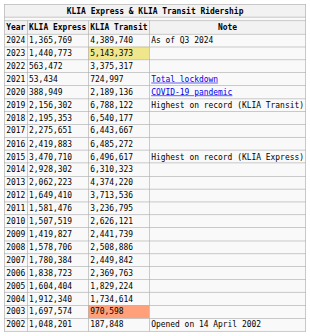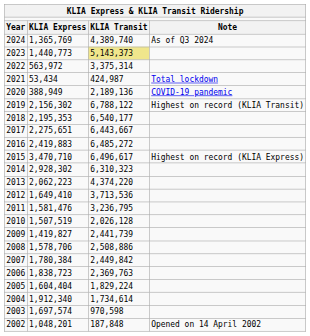(46, 66) 563,472 -> (46, 66) 563,972
(112, 66) 3,375,317 -> (112, 66) 3,375,314
(107, 79) 724,997 -> (107, 79) 424,987
(112, 221) 2,626,121 -> (112, 221) 2,026,128
(107, 312) lightsalmon background -> (107, 312) no background
